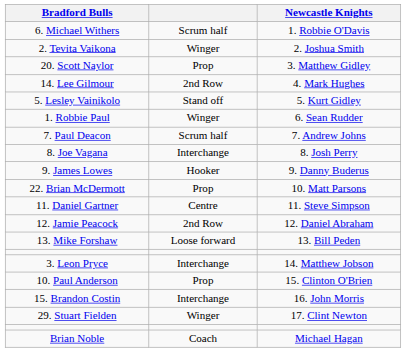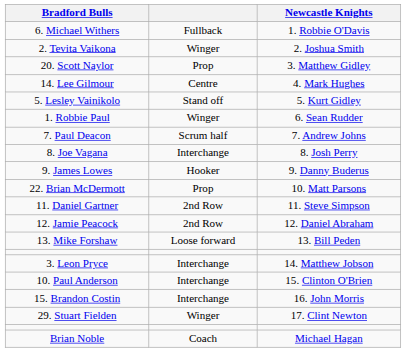(203, 30) Scrum half -> (203, 30) Fullback
(203, 83) 2nd Row -> (203, 83) Centre
(203, 205) Centre -> (203, 205) 2nd Row
(203, 280) Prop -> (203, 280) Interchange
